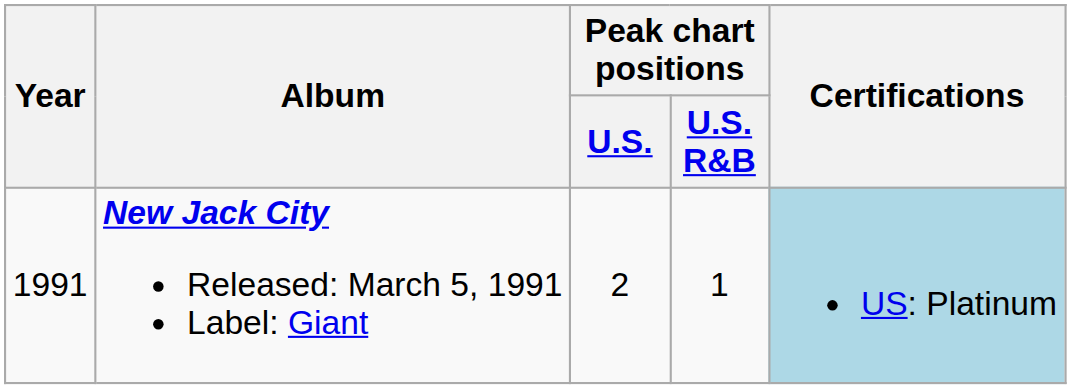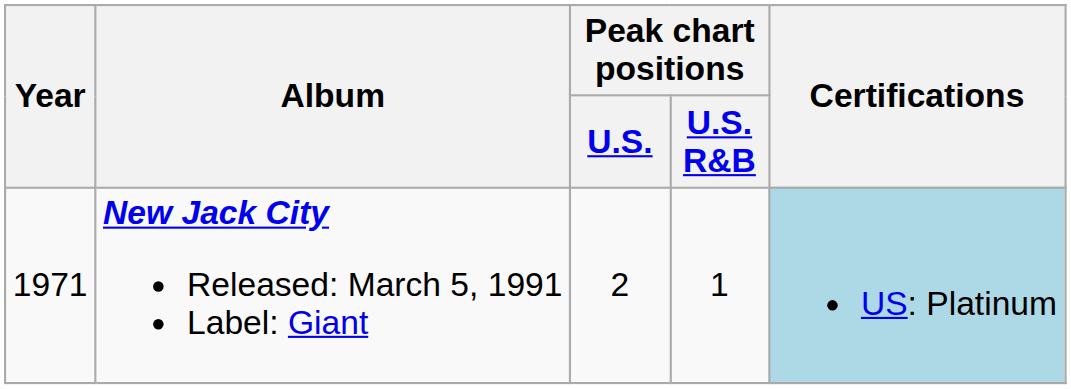(50, 284) 1991 -> (50, 284) 1971
